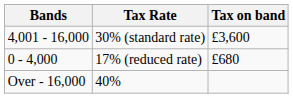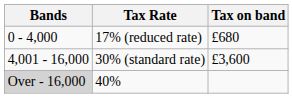rows swapped: (149, 59) <-> (150, 37)
(46, 81) no background -> (46, 81) lightgrey background
